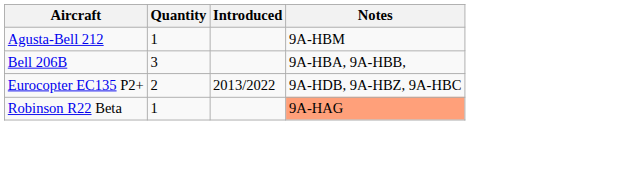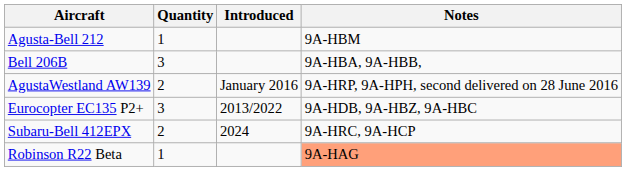+ row: (79, 85)
(154, 85) 2 -> (161, 108) 3
+ row: (69, 131)
